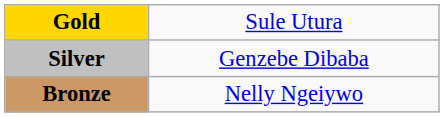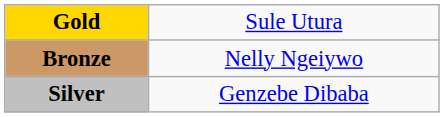rows swapped: (76, 58) <-> (76, 93)
